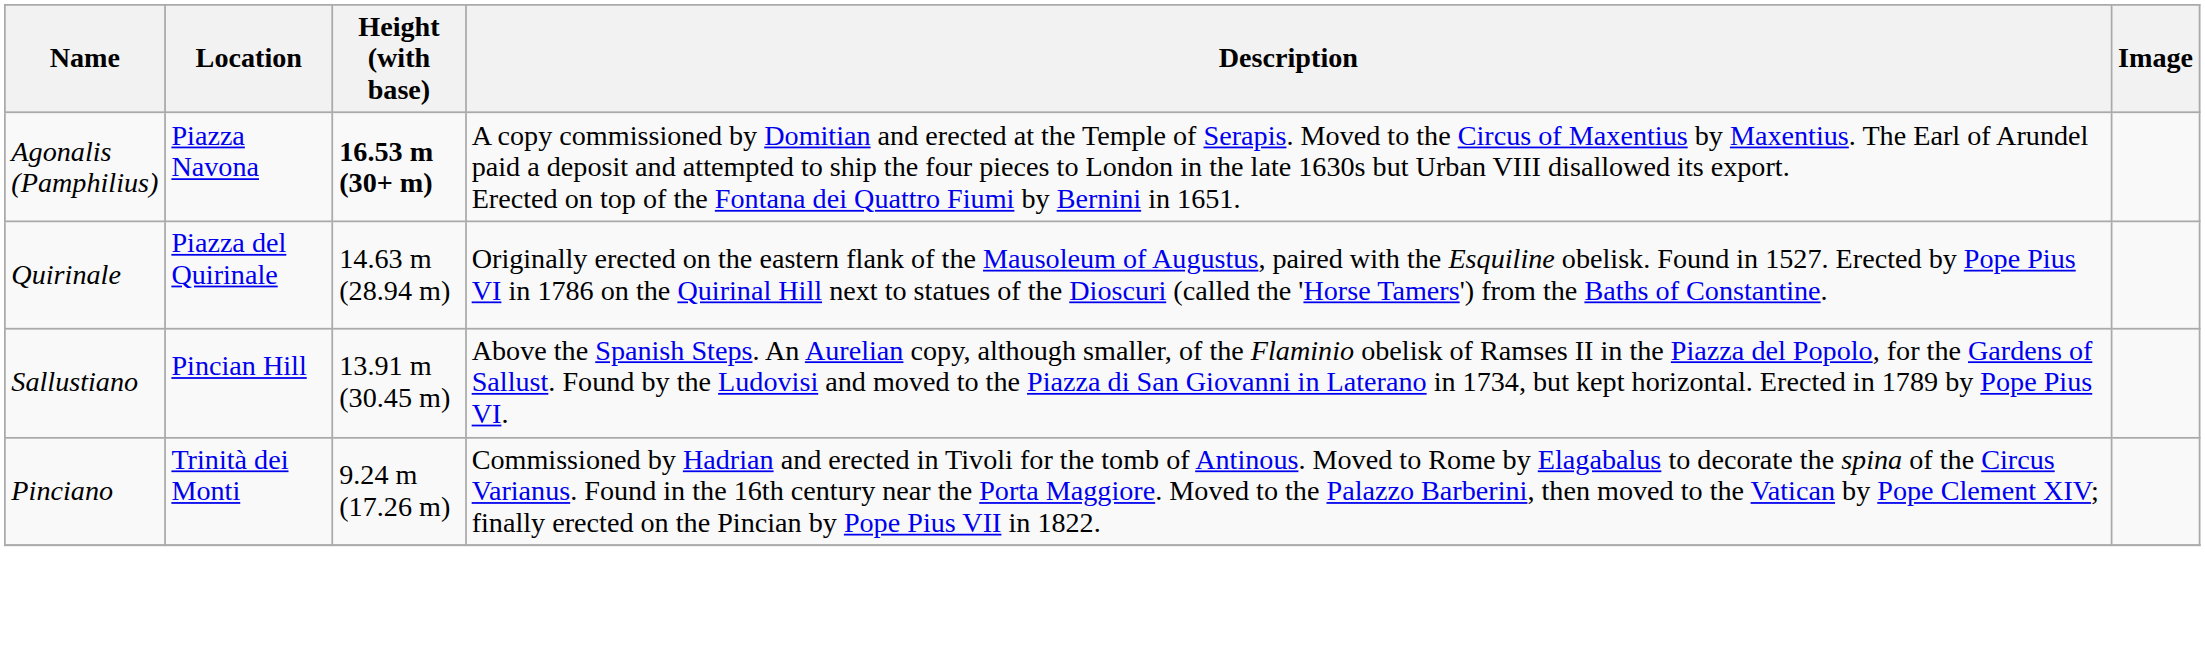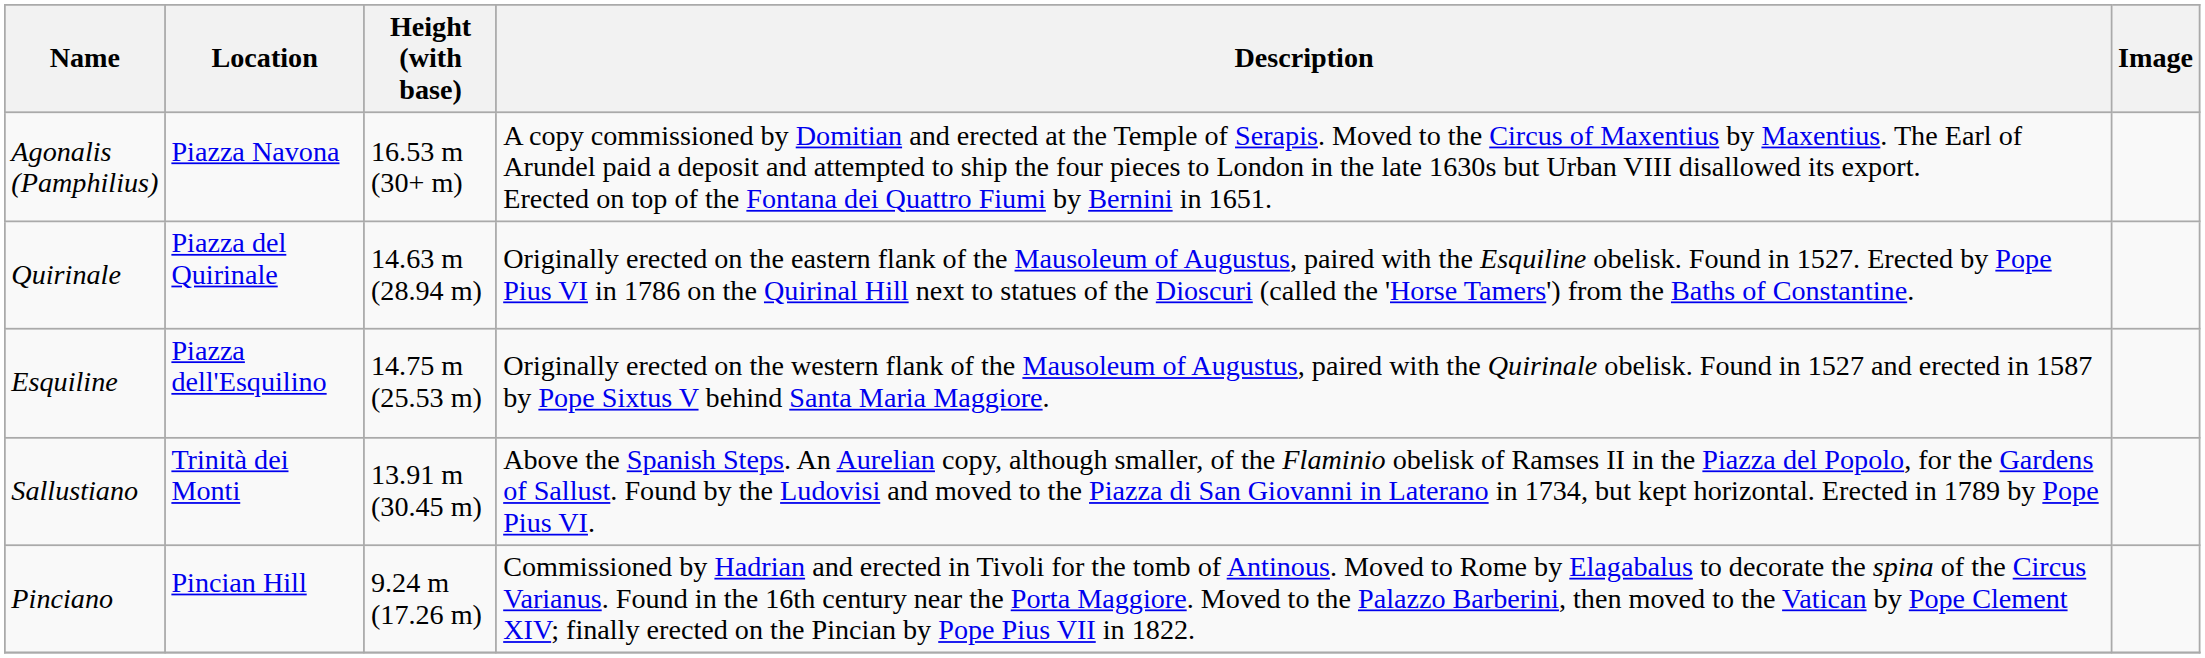(386, 166) bold -> (417, 166) normal
+ row: (65, 382)
(239, 366) Pincian Hill -> (230, 474) Trinità dei Monti
(230, 474) Trinità dei Monti -> (239, 582) Pincian Hill
